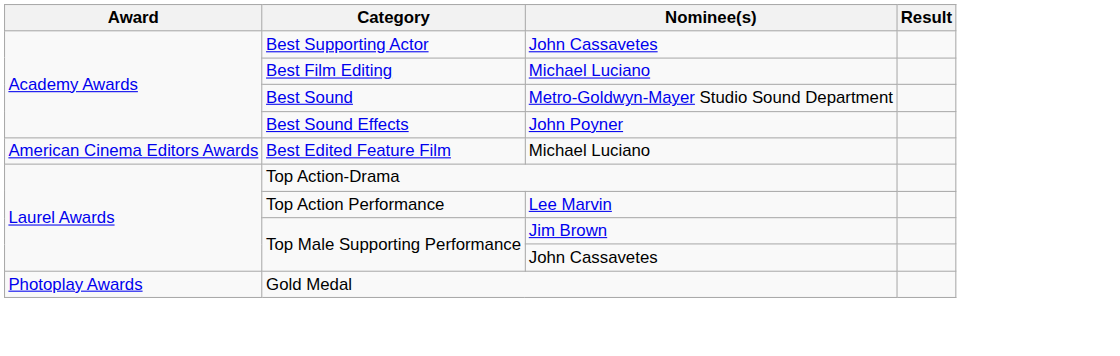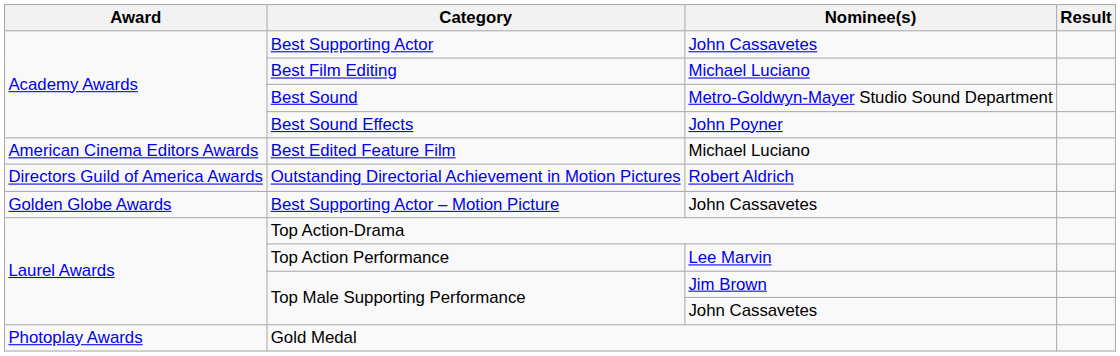+ row: (476, 177)
+ row: (415, 204)
